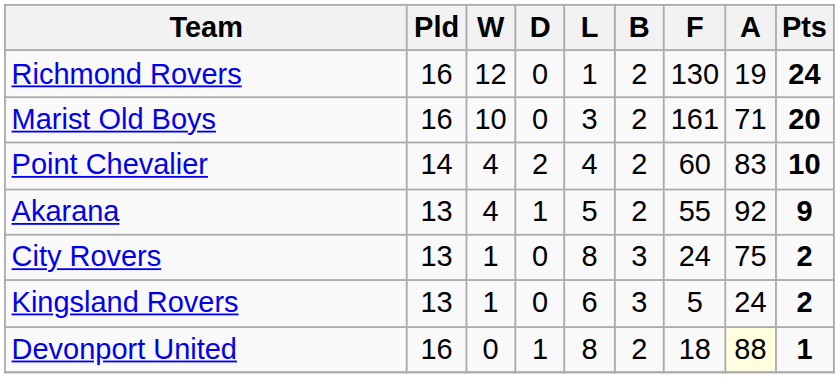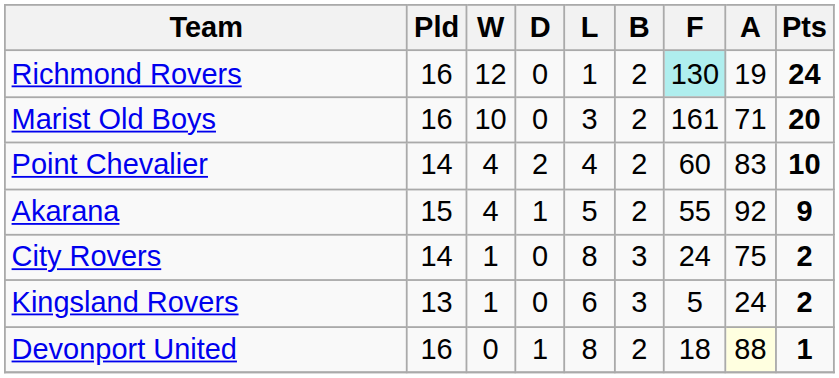(695, 73) no background -> (695, 73) paleturquoise background
(437, 211) 13 -> (437, 211) 15
(437, 257) 13 -> (437, 257) 14
